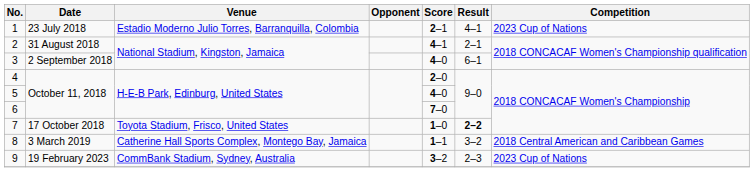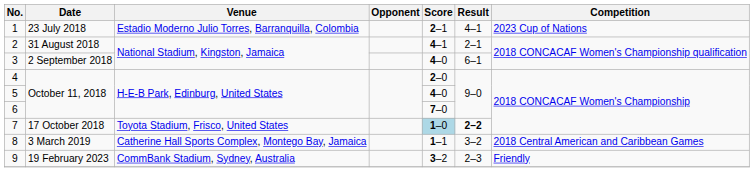(439, 126) no background -> (439, 126) lightblue background
(540, 158) 2023 Cup of Nations -> (512, 158) Friendly
